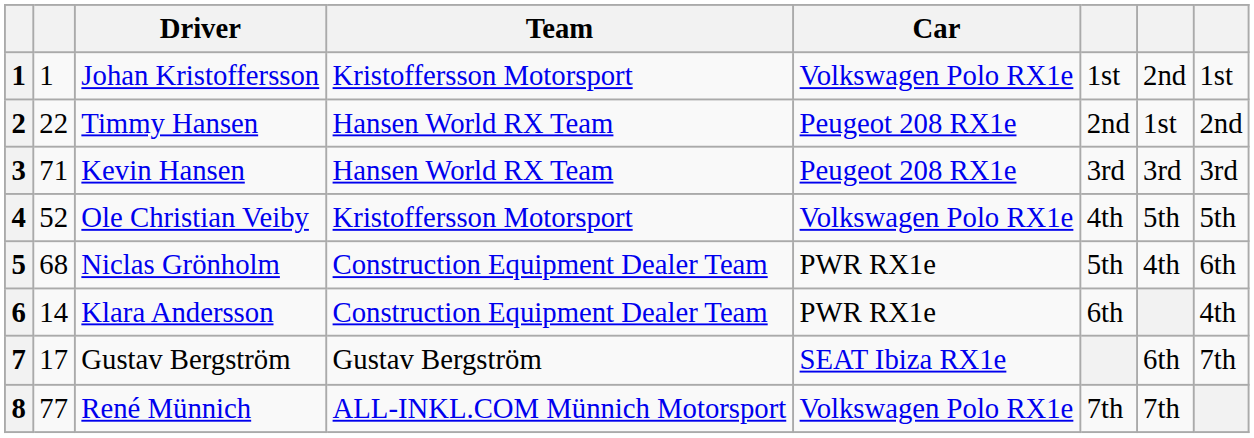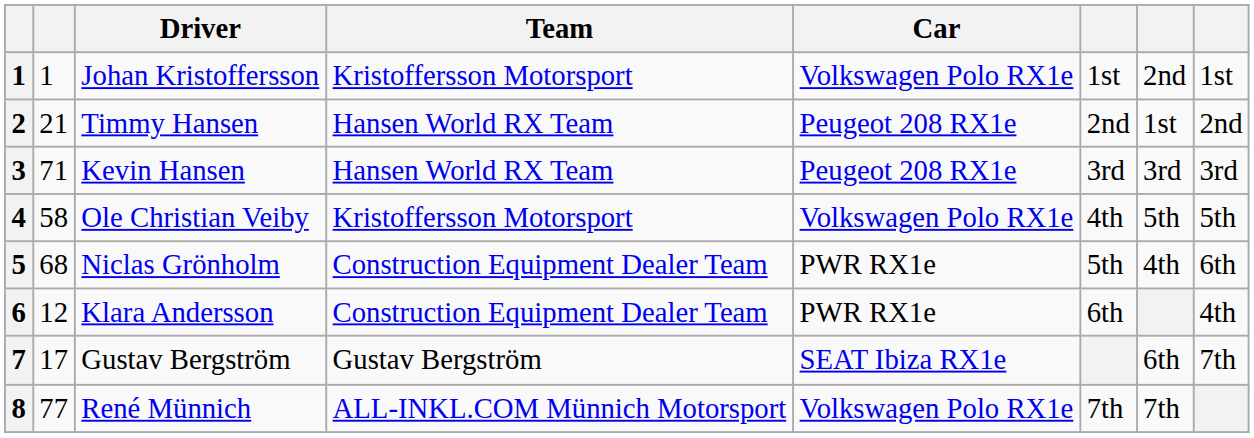(54, 123) 22 -> (54, 123) 21
(54, 217) 52 -> (54, 217) 58
(54, 312) 14 -> (54, 312) 12
